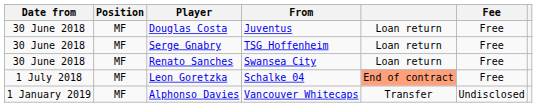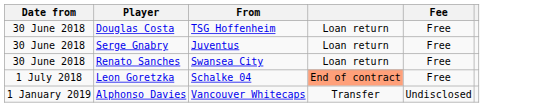- column: (120, 13)
(268, 29) Juventus -> (233, 29) TSG Hoffenheim
(286, 45) TSG Hoffenheim -> (215, 45) Juventus
